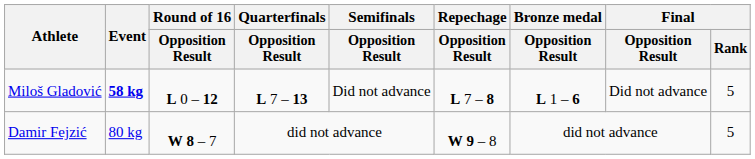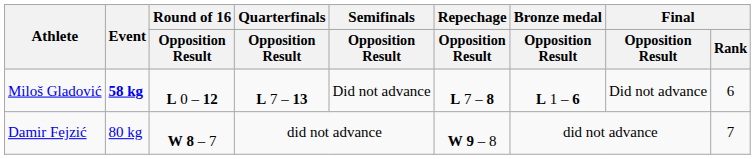(730, 90) 5 -> (730, 90) 6
(730, 133) 5 -> (730, 133) 7
